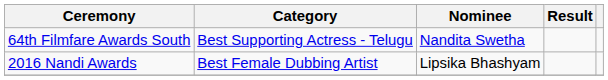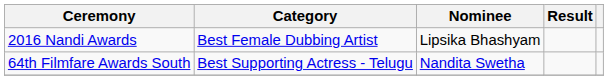rows swapped: (99, 39) <-> (72, 63)
